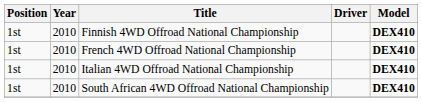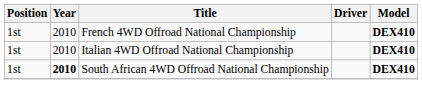- row: (190, 32)
(64, 87) normal -> (64, 69) bold
